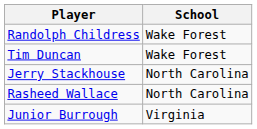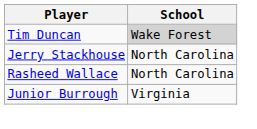- row: (74, 34)
(186, 54) no background -> (171, 34) lightgrey background
